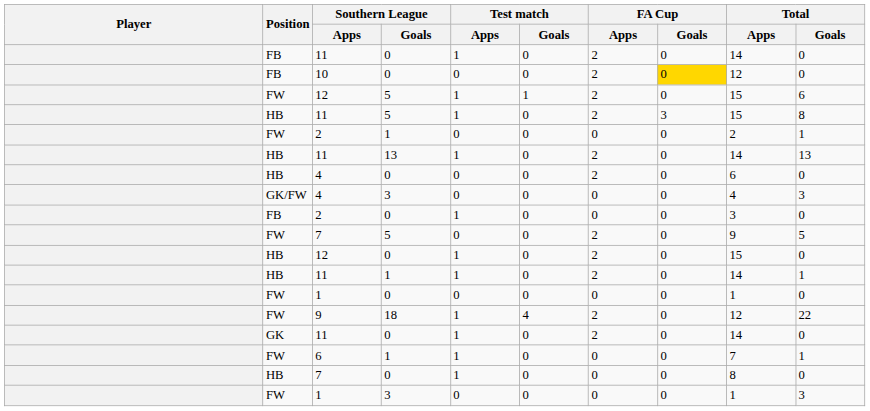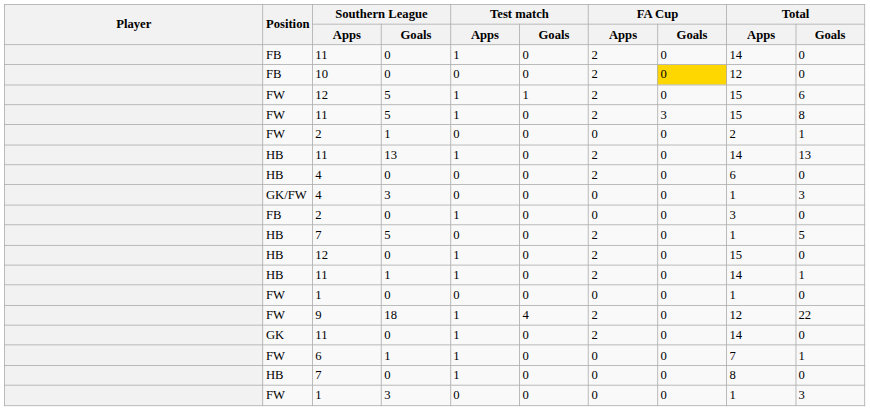(275, 114) HB -> (275, 114) FW
(733, 194) 4 -> (733, 194) 1
(275, 235) FW -> (275, 235) HB
(733, 235) 9 -> (733, 235) 1
